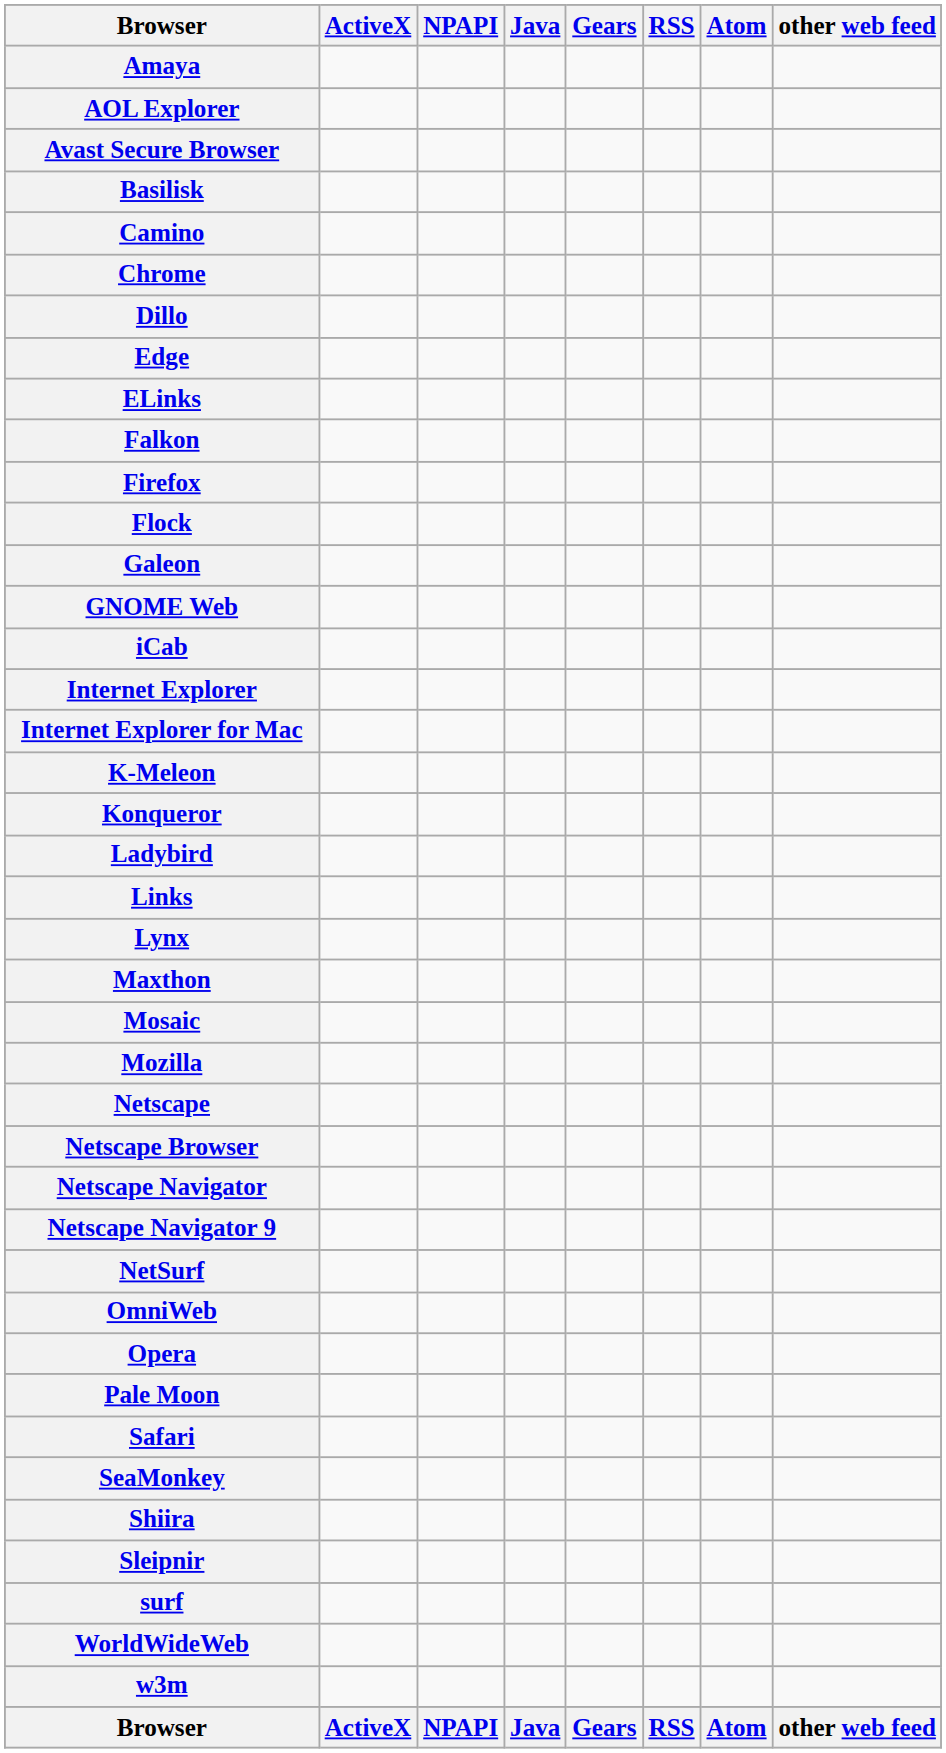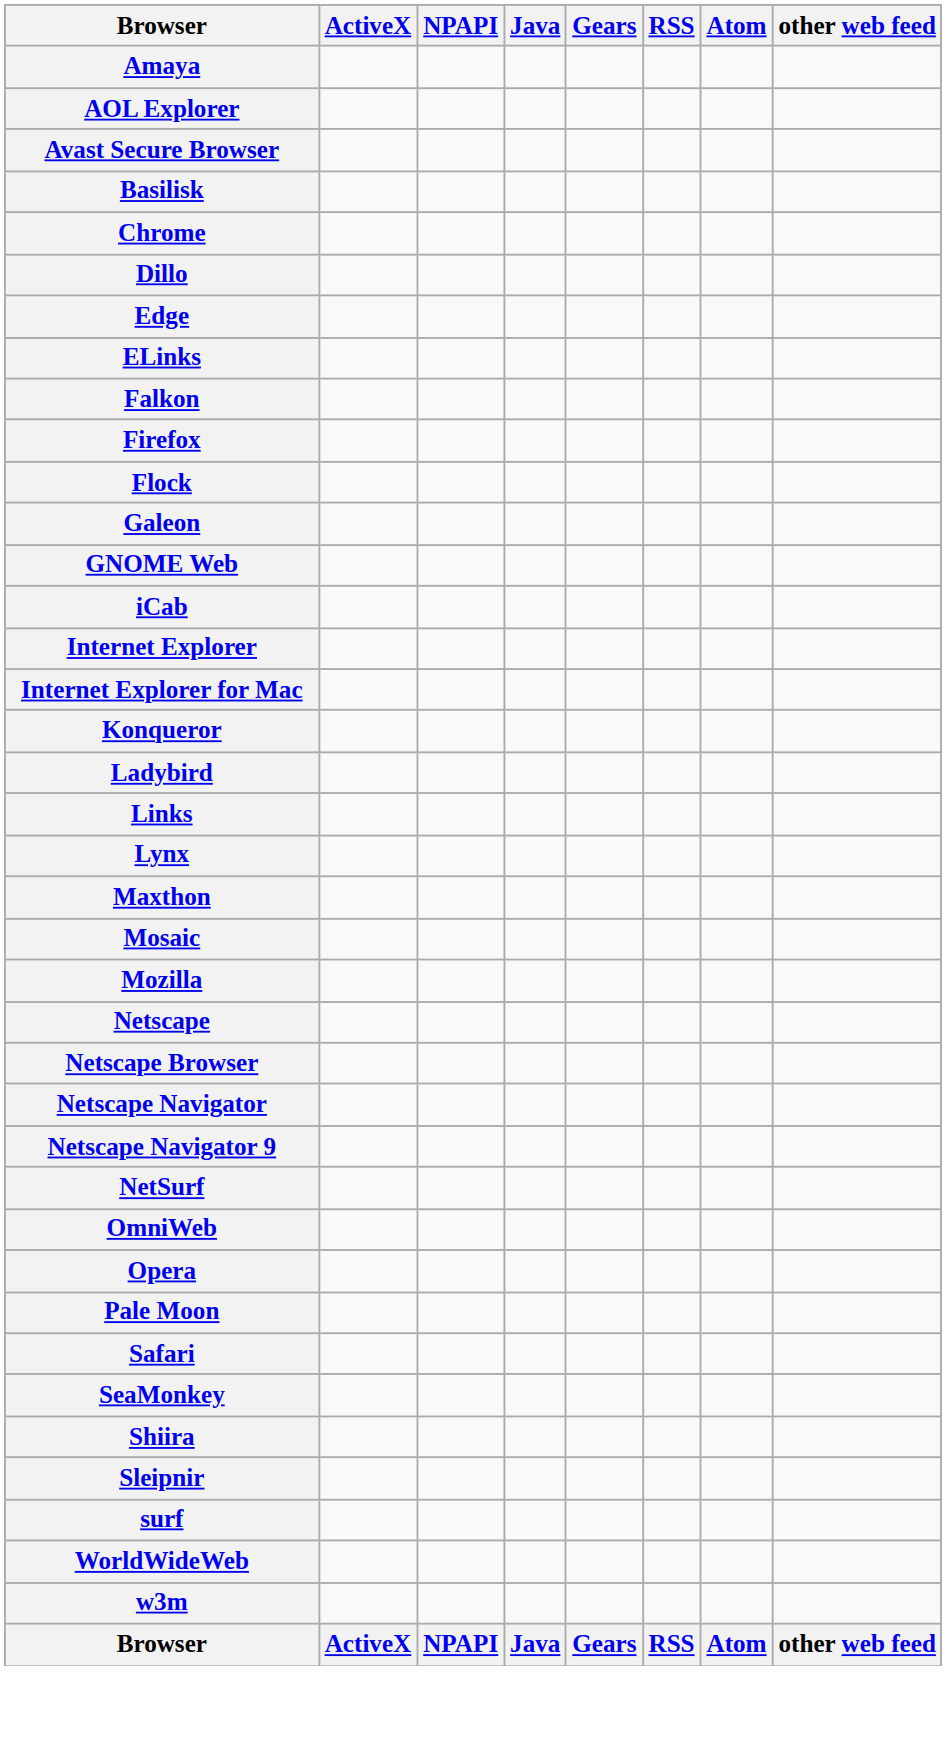- row: (162, 232)
- row: (162, 772)
